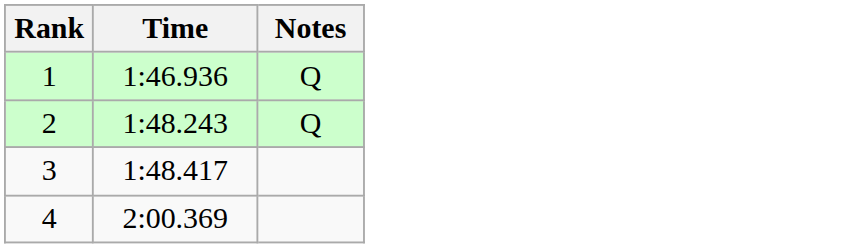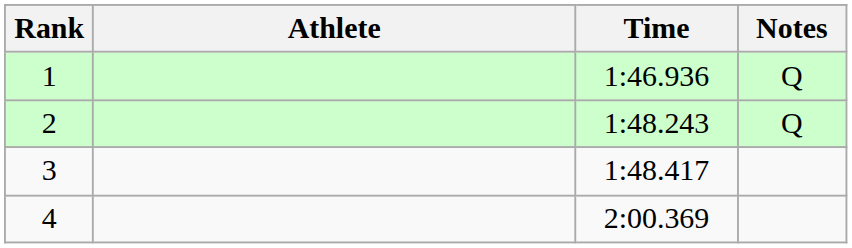+ column: (334, 28)
